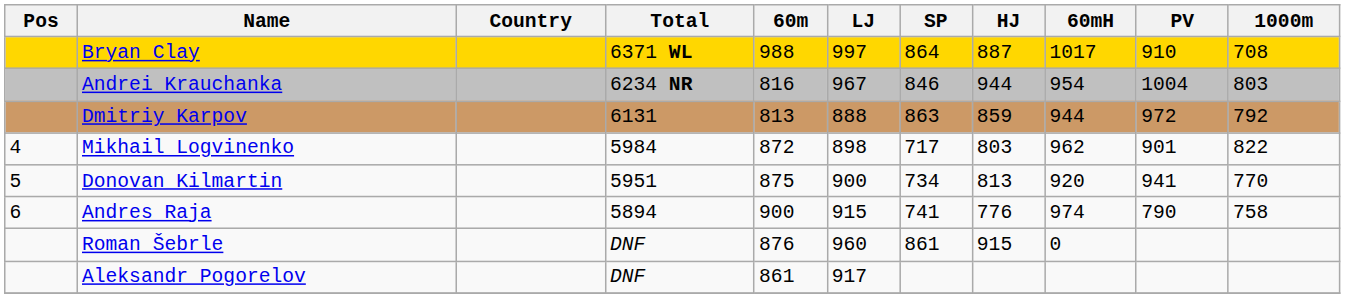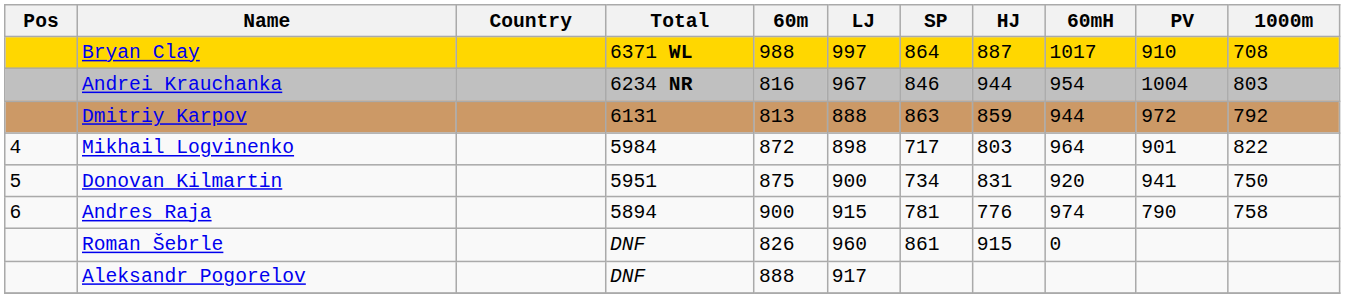(1067, 149) 962 -> (1067, 149) 964
(994, 181) 813 -> (994, 181) 831
(1251, 181) 770 -> (1251, 181) 750
(922, 213) 741 -> (922, 213) 781
(777, 245) 876 -> (777, 245) 826
(777, 277) 861 -> (777, 277) 888
